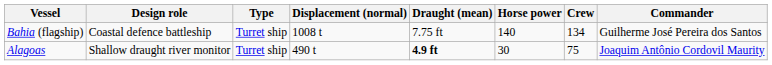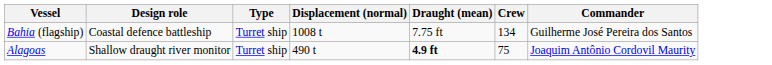- column: (530, 13)
